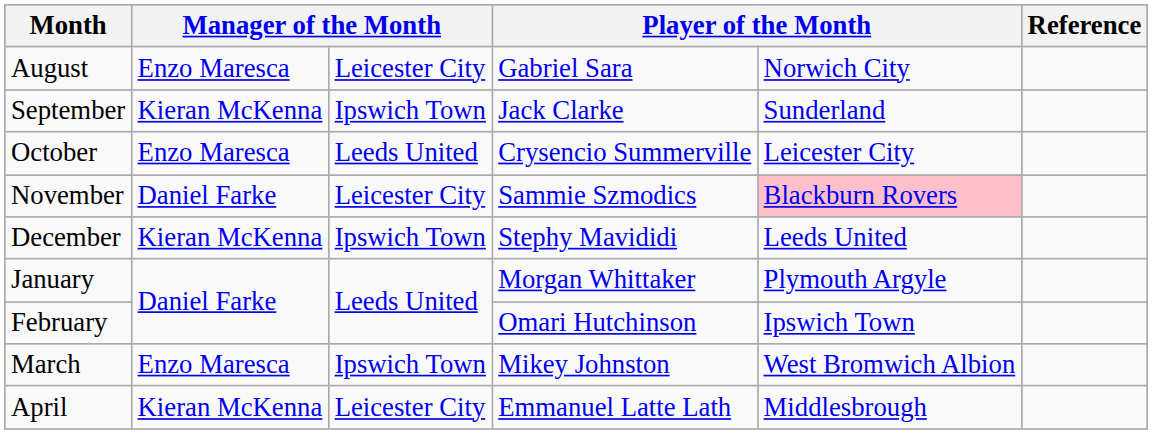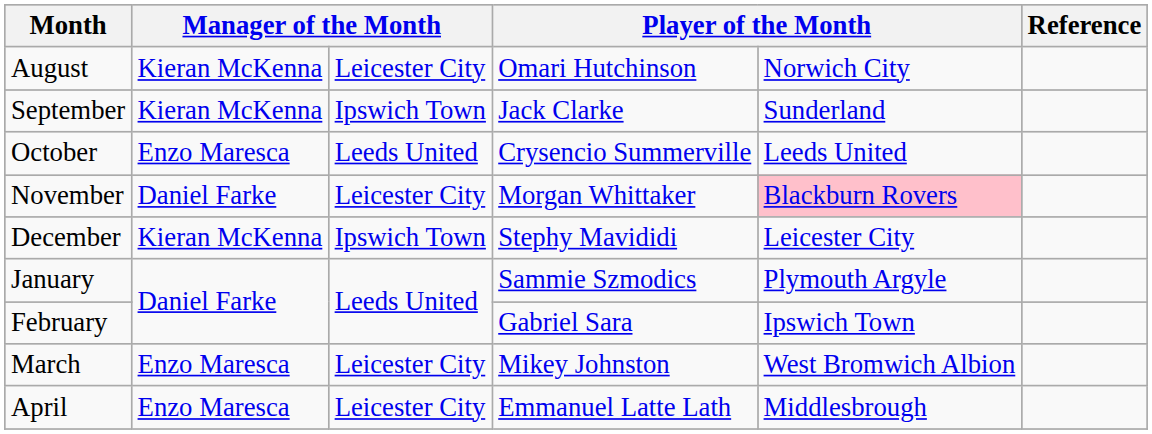(214, 68) Enzo Maresca -> (230, 68) Kieran McKenna
(565, 68) Gabriel Sara -> (597, 68) Omari Hutchinson
(839, 152) Leicester City -> (835, 152) Leeds United
(597, 195) Sammie Szmodics -> (597, 195) Morgan Whittaker
(835, 237) Leeds United -> (839, 237) Leicester City
(597, 279) Morgan Whittaker -> (597, 279) Sammie Szmodics
(597, 322) Omari Hutchinson -> (565, 322) Gabriel Sara
(410, 364) Ipswich Town -> (410, 364) Leicester City
(230, 407) Kieran McKenna -> (214, 407) Enzo Maresca
